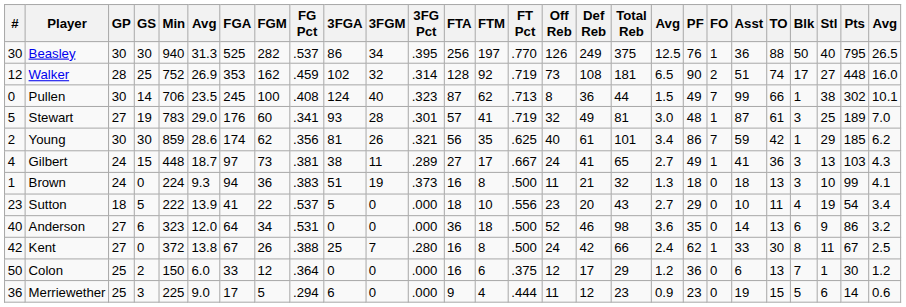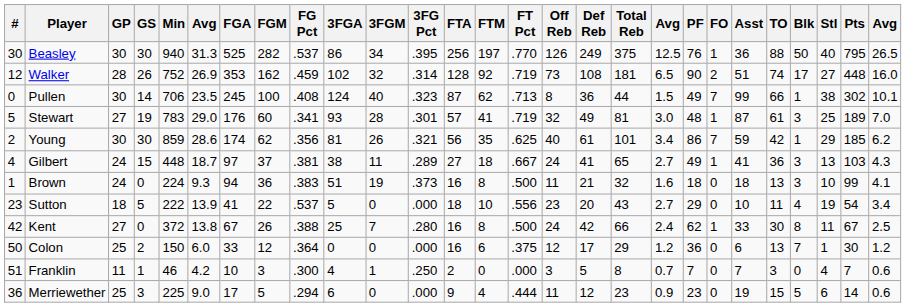(144, 74) 25 -> (144, 74) 26
(265, 161) 73 -> (265, 161) 37
(485, 161) 17 -> (485, 161) 18
(664, 183) 1.3 -> (664, 183) 1.6
- row: (57, 226)
+ row: (52, 270)
